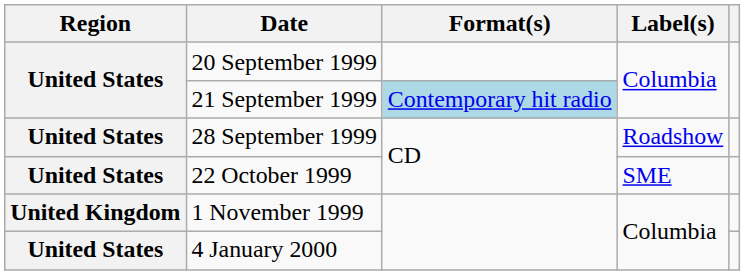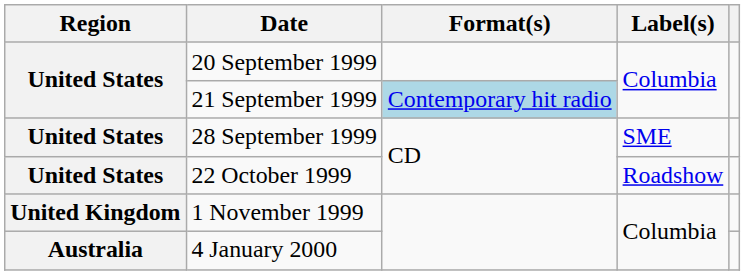(673, 136) Roadshow -> (647, 136) SME
(647, 174) SME -> (673, 174) Roadshow
(95, 250) United States -> (95, 250) Australia
